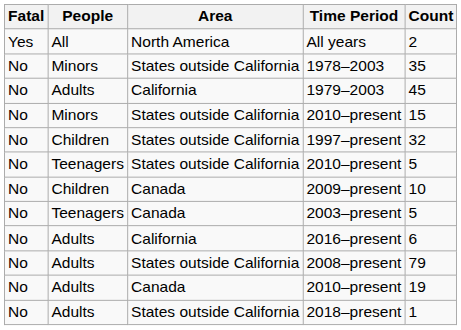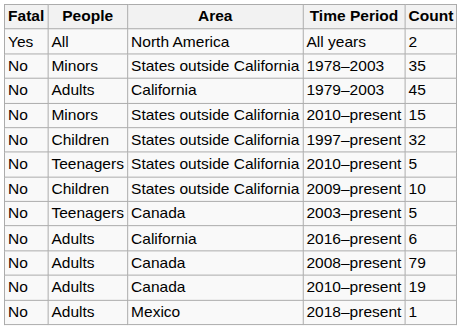(158, 189) Canada -> (215, 189) States outside California
(215, 262) States outside California -> (158, 262) Canada
(215, 312) States outside California -> (156, 312) Mexico
